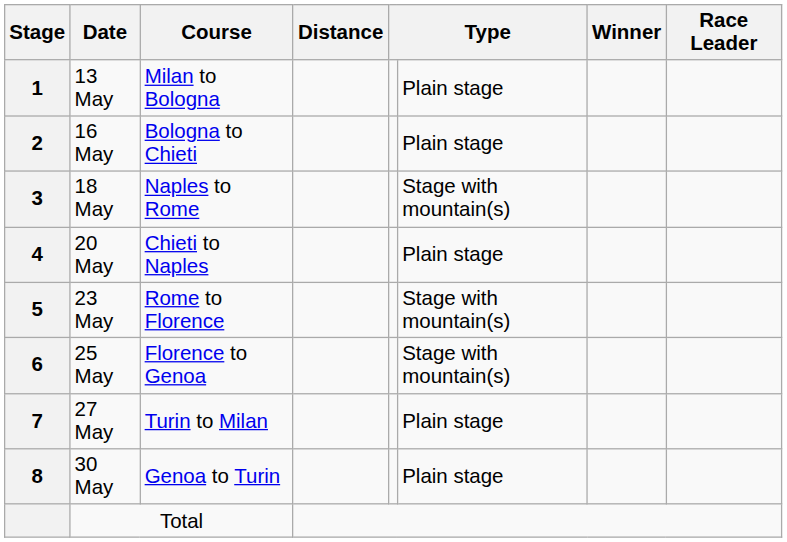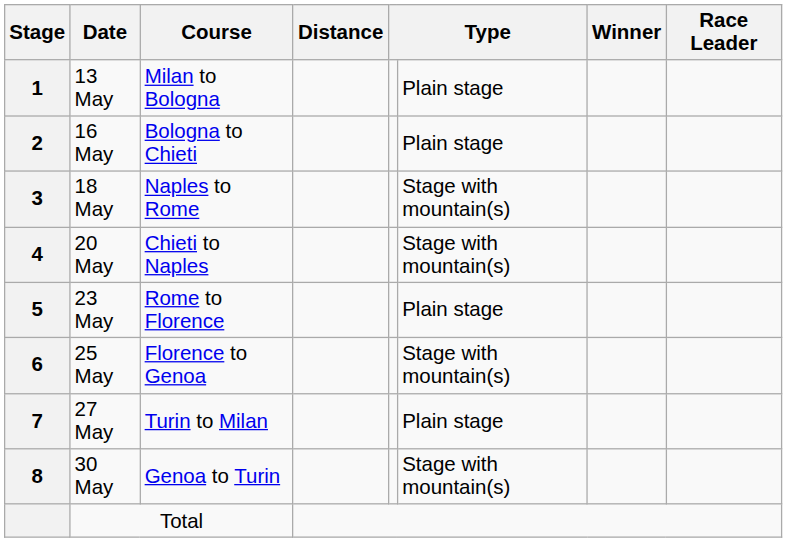(453, 254) Plain stage -> (456, 254) Stage with mountain(s)
(456, 309) Stage with mountain(s) -> (453, 309) Plain stage
(453, 476) Plain stage -> (456, 476) Stage with mountain(s)
